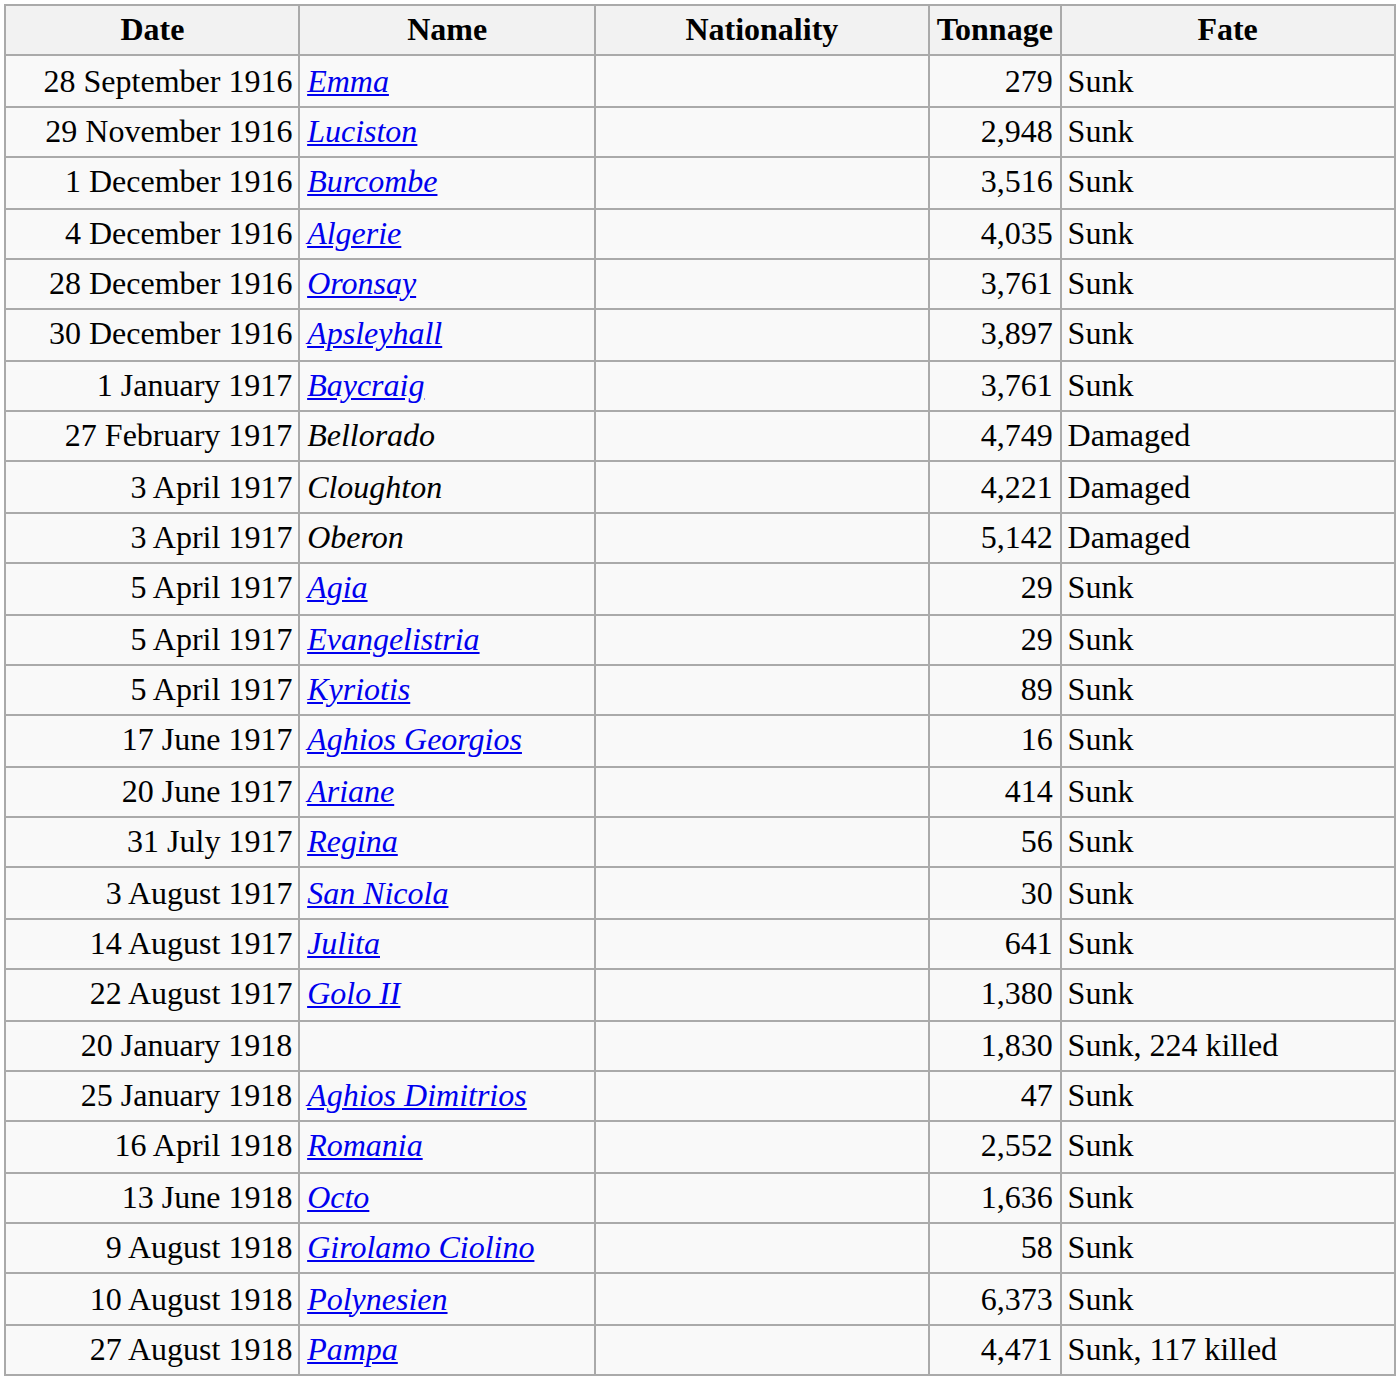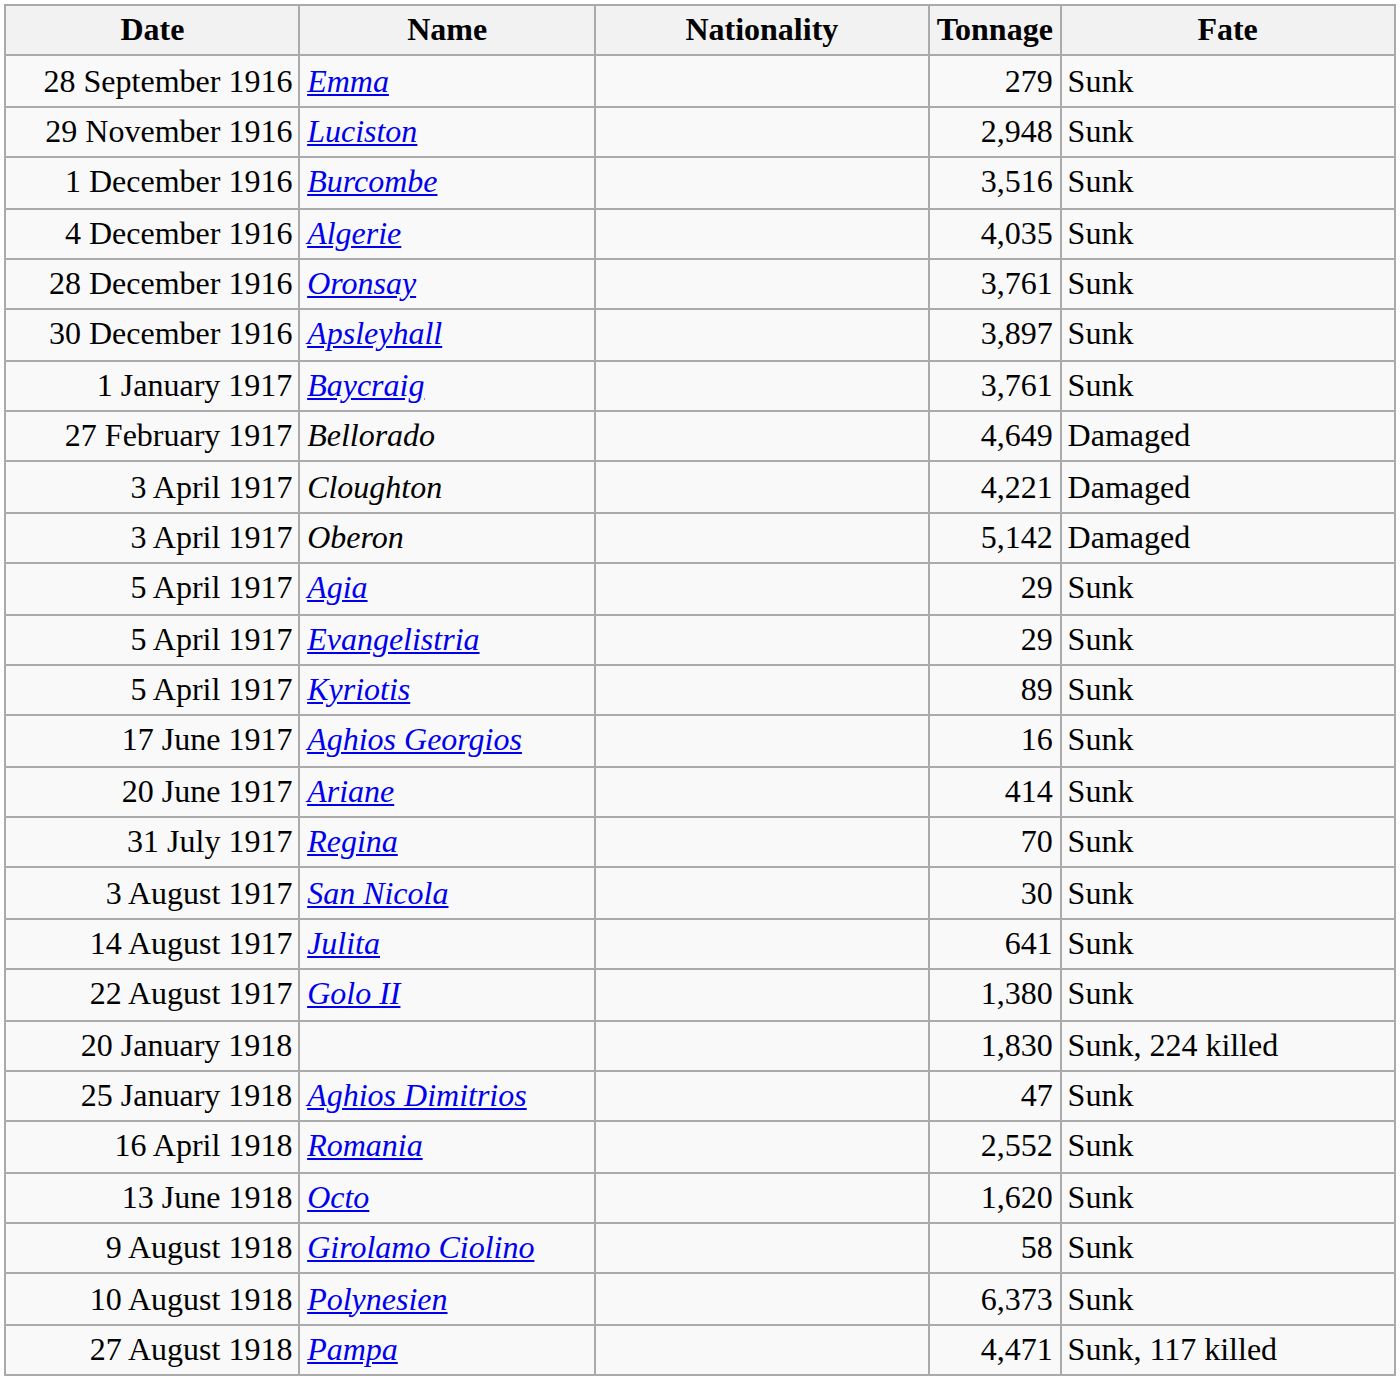(1017, 435) 4,749 -> (1017, 435) 4,649
(1037, 841) 56 -> (1037, 841) 70
(1017, 1197) 1,636 -> (1017, 1197) 1,620
